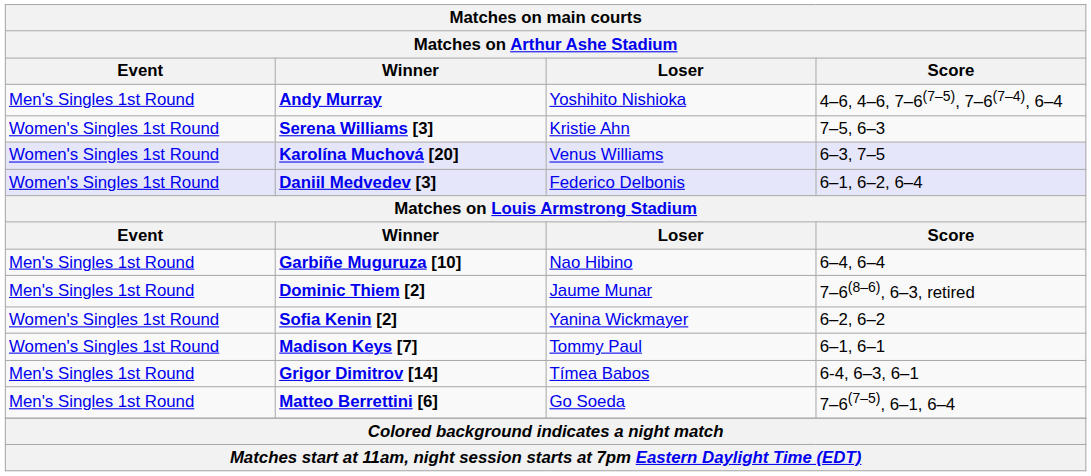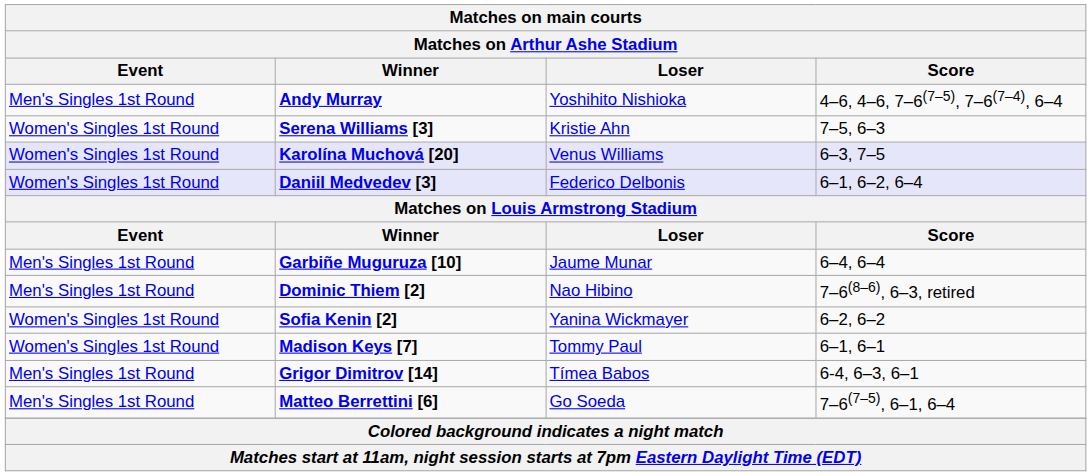(591, 262) Nao Hibino -> (601, 262) Jaume Munar
(601, 291) Jaume Munar -> (591, 291) Nao Hibino
